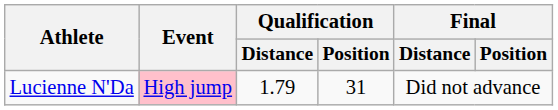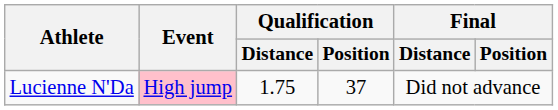(277, 87) 1.79 -> (277, 87) 1.75
(356, 87) 31 -> (356, 87) 37
